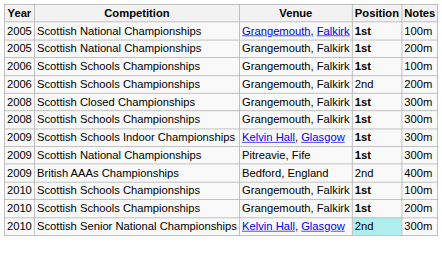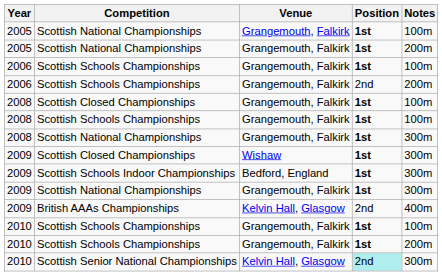(418, 102) 300m -> (418, 102) 100m
(418, 119) 300m -> (418, 119) 100m
+ row: (19, 137)
+ row: (19, 155)
(293, 137) Kelvin Hall, Glasgow -> (285, 173) Bedford, England
(276, 155) Pitreavie, Fife -> (296, 191) Grangemouth, Falkirk
(285, 173) Bedford, England -> (293, 208) Kelvin Hall, Glasgow
